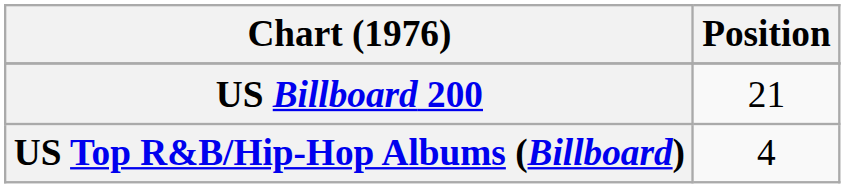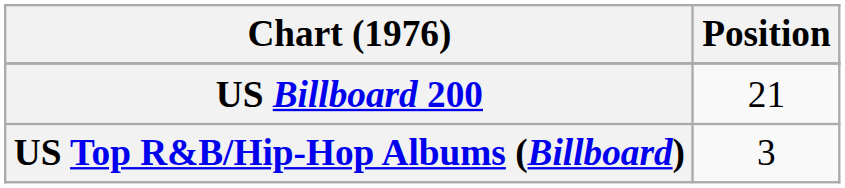(766, 152) 4 -> (766, 152) 3
